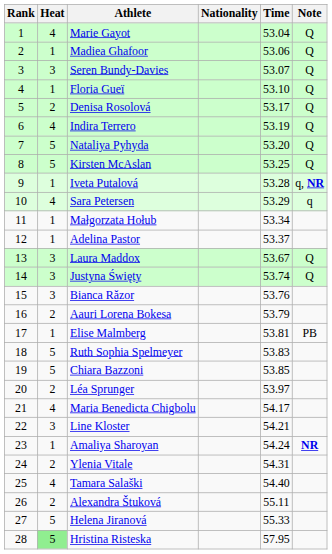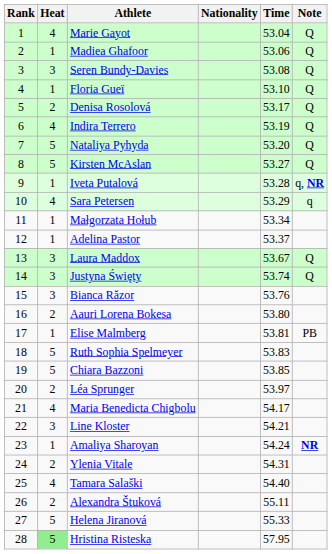(276, 70) 53.07 -> (276, 70) 53.08
(276, 164) 53.25 -> (276, 164) 53.27
(276, 314) 53.79 -> (276, 314) 53.80
